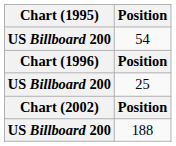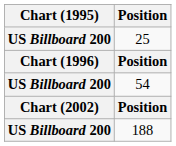rows swapped: (142, 84) <-> (142, 38)
